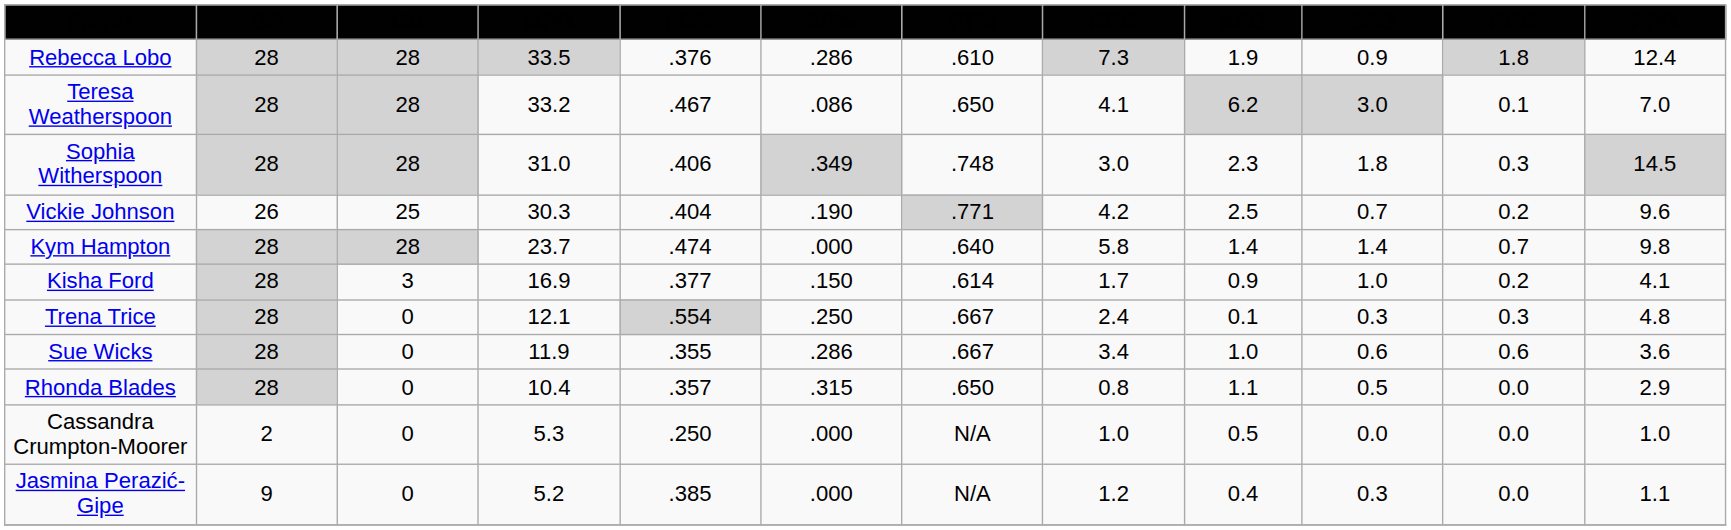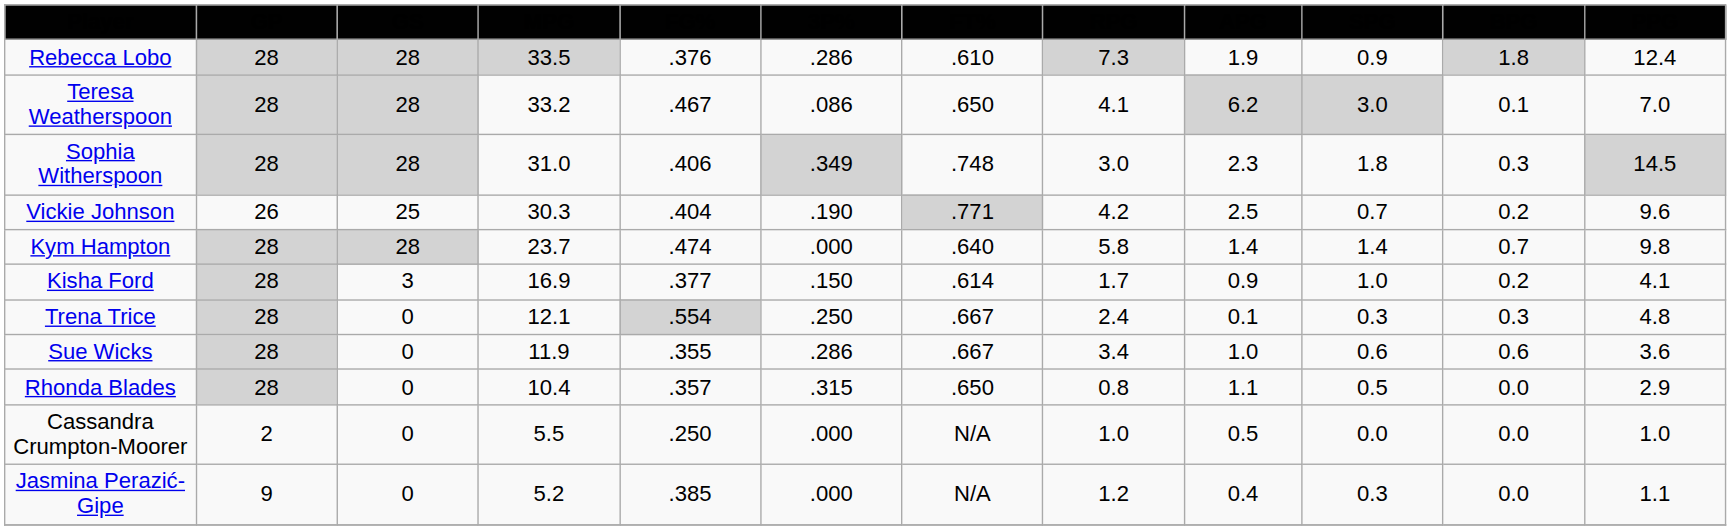(549, 434) 5.3 -> (549, 434) 5.5
